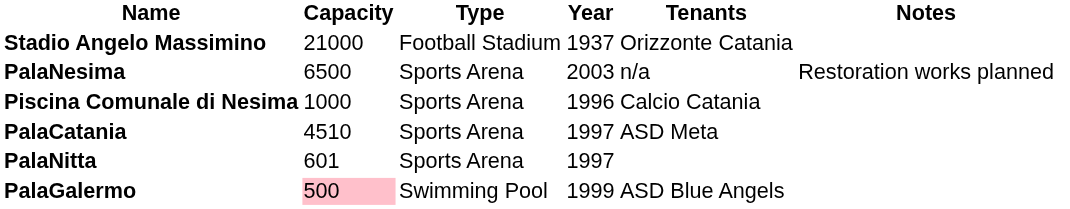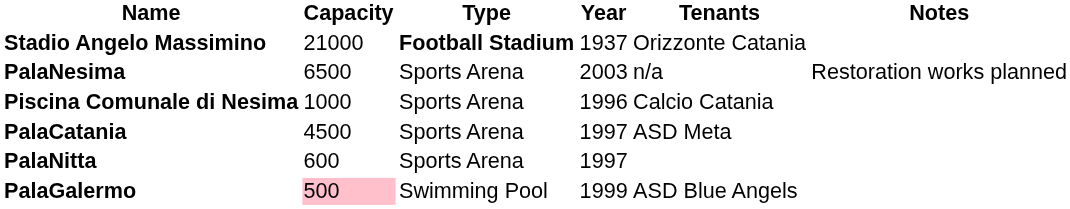(480, 42) normal -> (487, 42) bold
(328, 131) 4510 -> (328, 131) 4500
(322, 161) 601 -> (322, 161) 600
